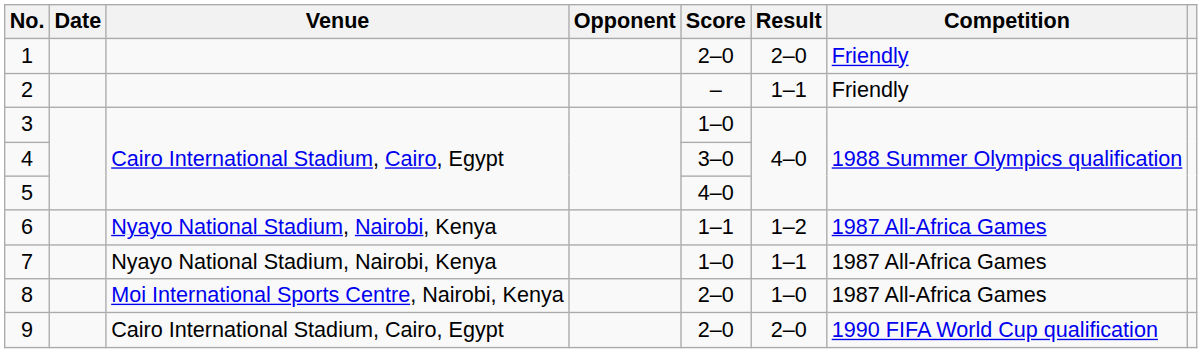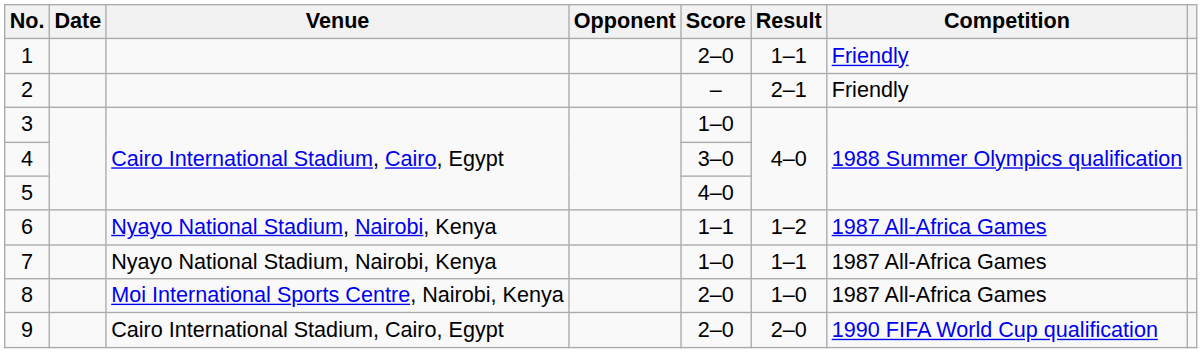(789, 55) 2–0 -> (789, 55) 1–1
(789, 90) 1–1 -> (789, 90) 2–1
